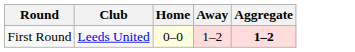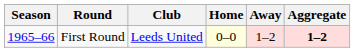+ column: (31, 15)
